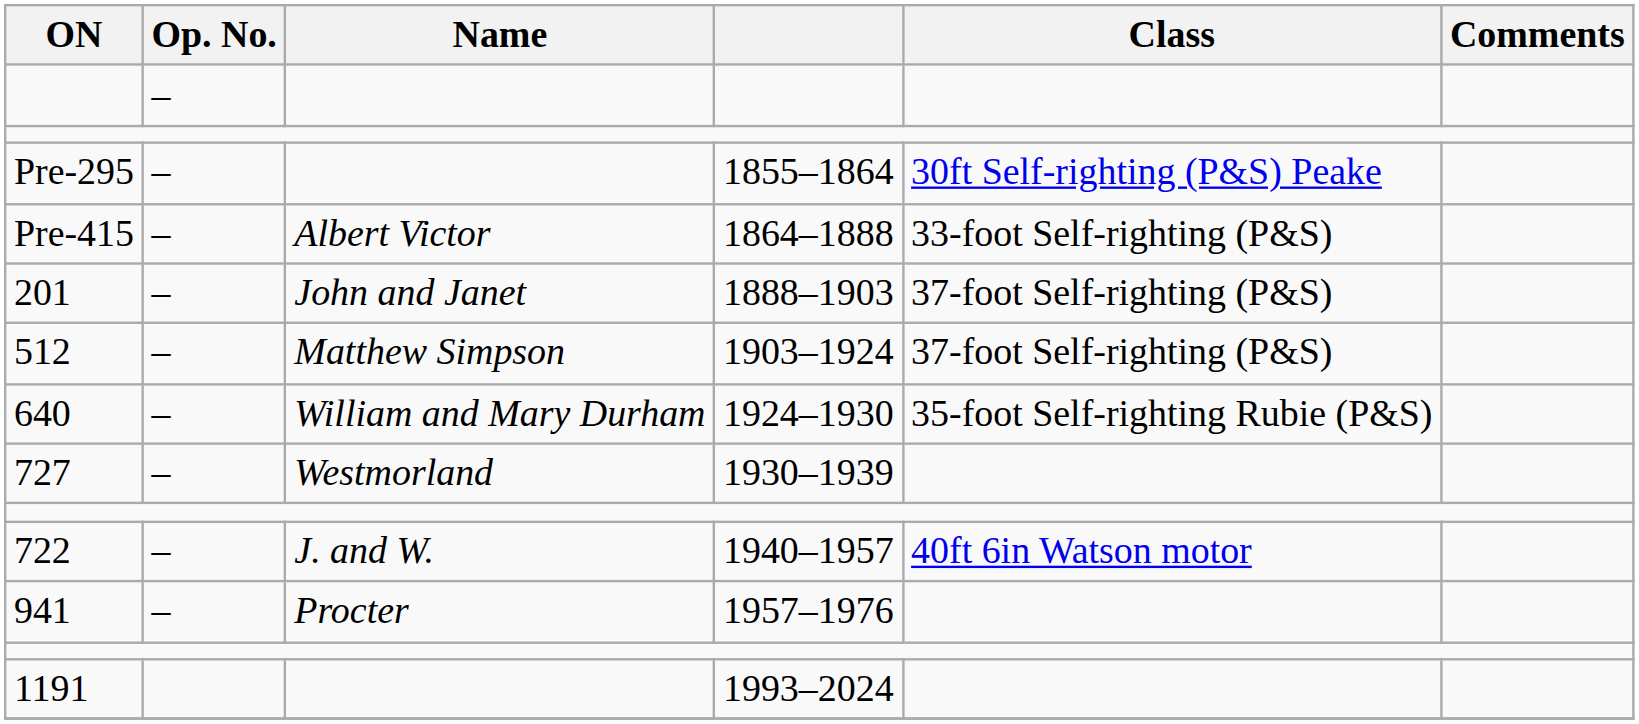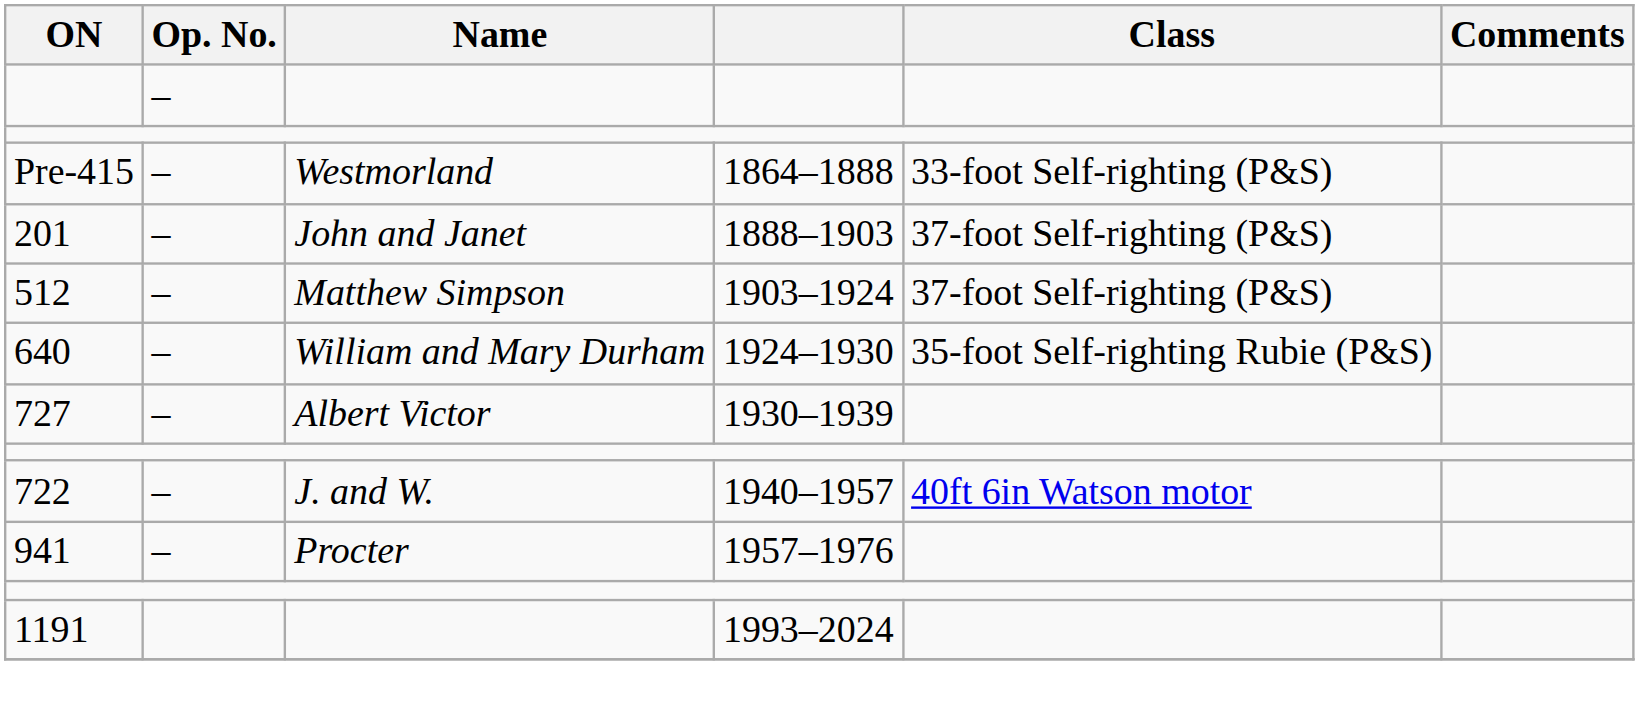- row: (74, 172)
(392, 232) Albert Victor -> (394, 172) Westmorland
(394, 473) Westmorland -> (392, 412) Albert Victor
